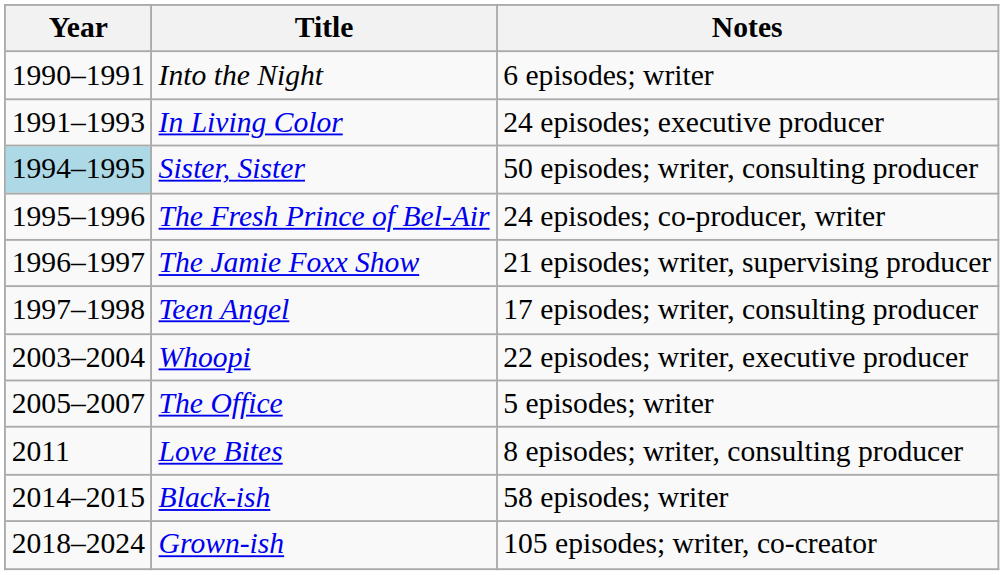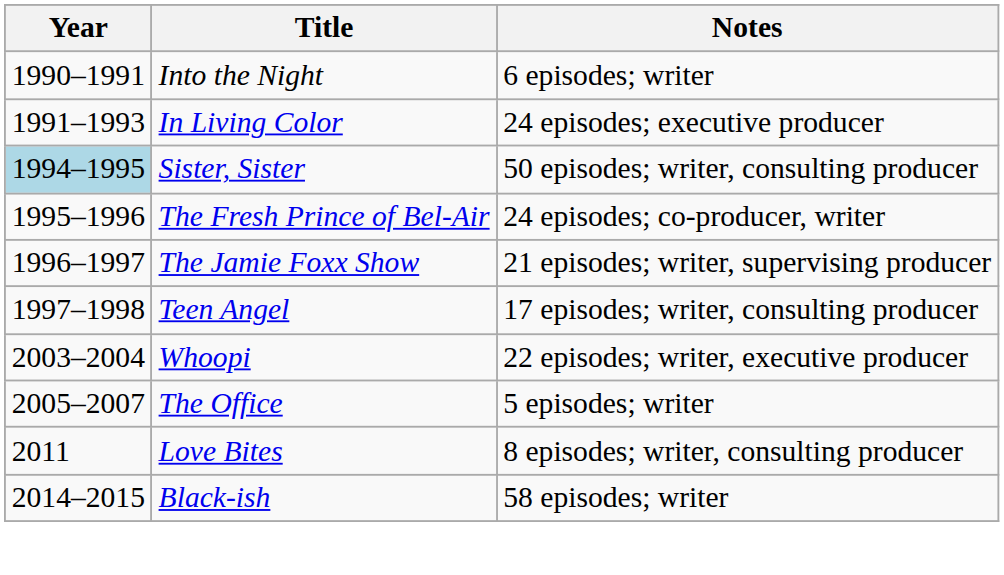- row: (221, 544)
